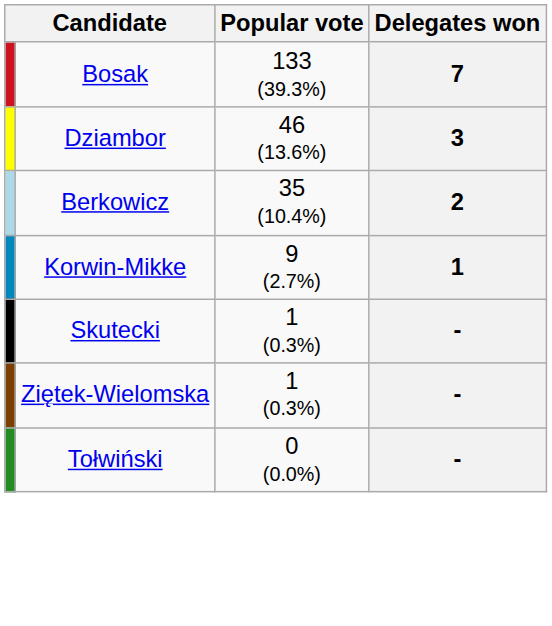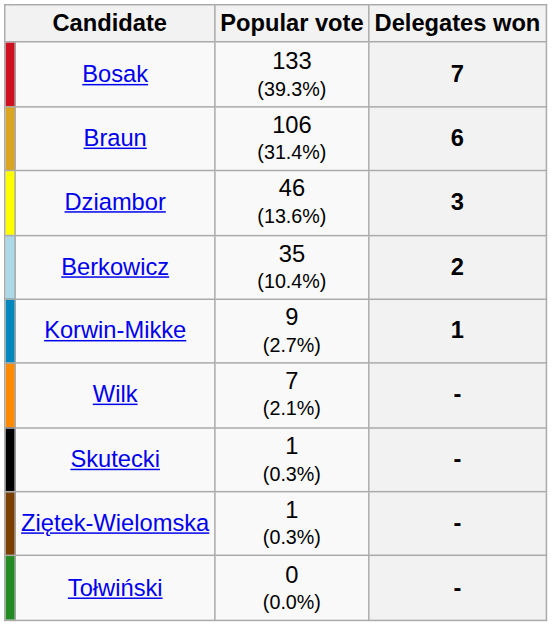+ row: (115, 138)
+ row: (115, 395)
